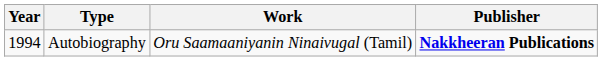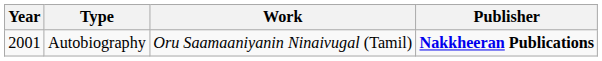(24, 42) 1994 -> (24, 42) 2001
